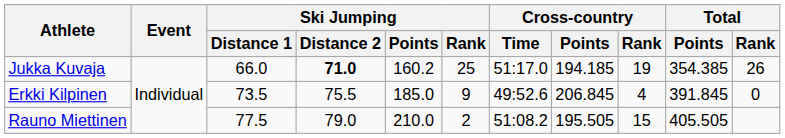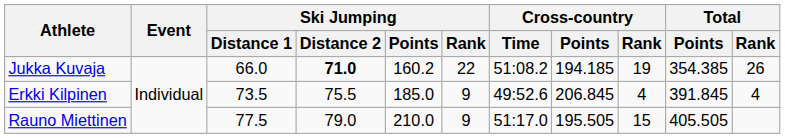(466, 69) 25 -> (466, 69) 22
(521, 69) 51:17.0 -> (521, 69) 51:08.2
(756, 95) 0 -> (756, 95) 4
(466, 121) 2 -> (466, 121) 9
(521, 121) 51:08.2 -> (521, 121) 51:17.0
